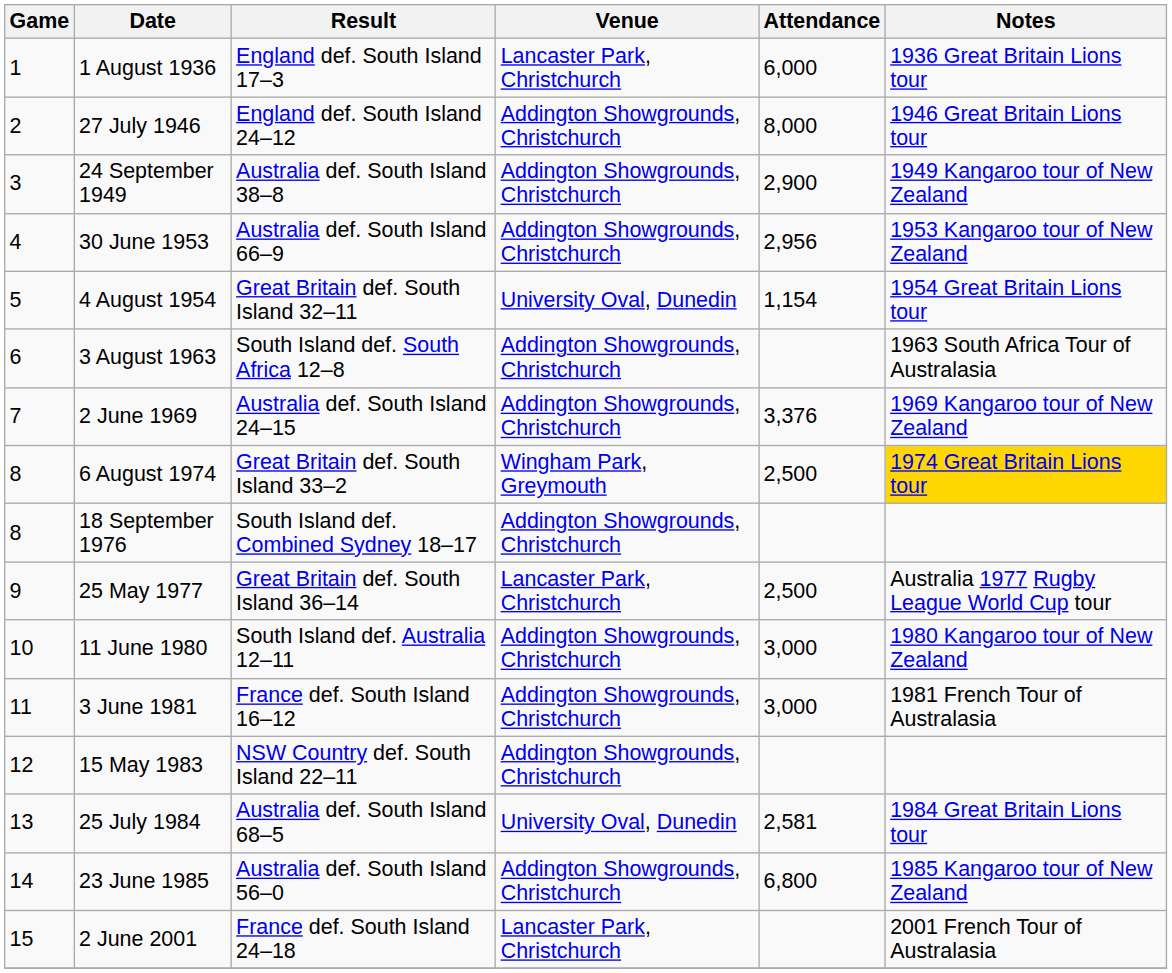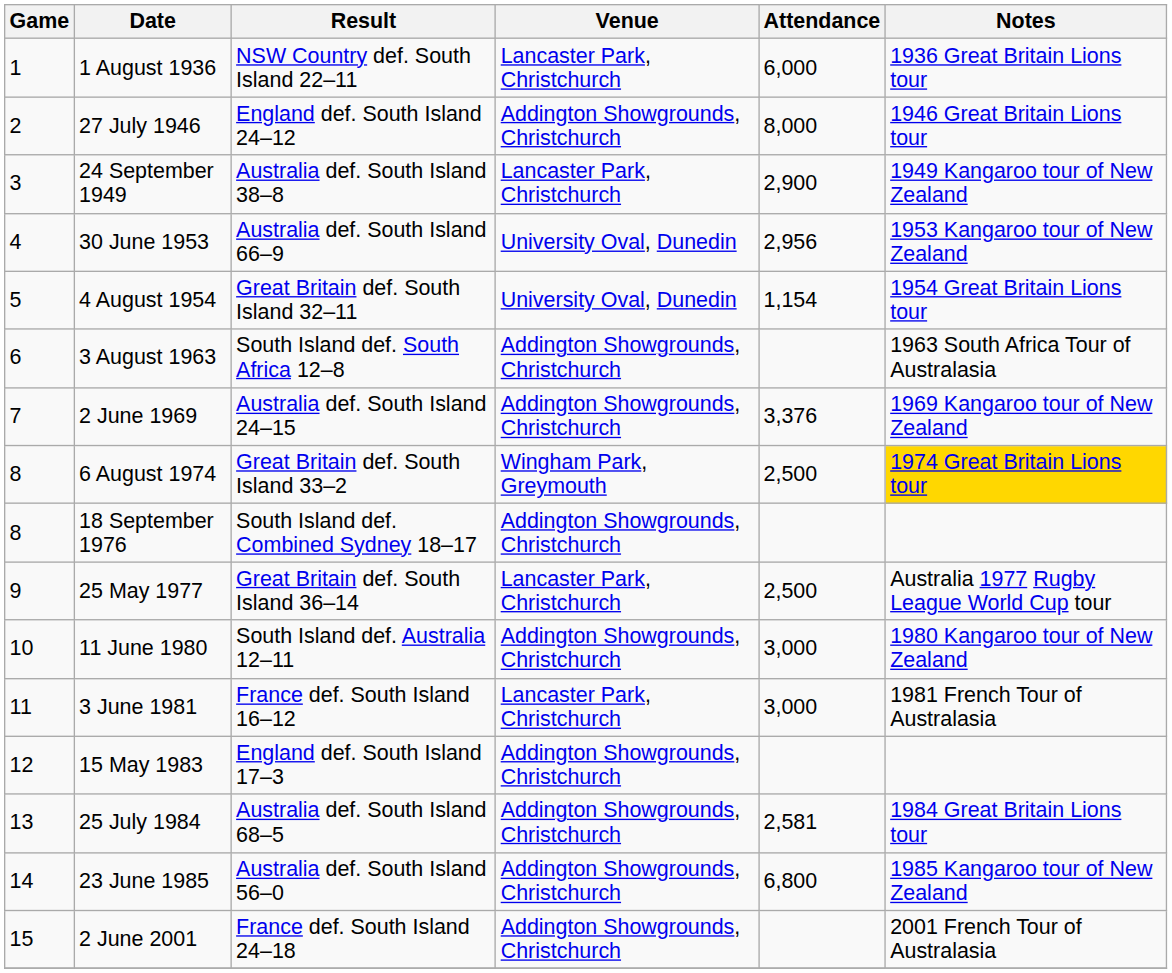(359, 67) England def. South Island 17–3 -> (353, 67) NSW Country def. South Island 22–11
(621, 183) Addington Showgrounds, Christchurch -> (576, 183) Lancaster Park, Christchurch
(621, 241) Addington Showgrounds, Christchurch -> (619, 241) University Oval, Dunedin
(621, 706) Addington Showgrounds, Christchurch -> (576, 706) Lancaster Park, Christchurch
(353, 765) NSW Country def. South Island 22–11 -> (359, 765) England def. South Island 17–3
(619, 823) University Oval, Dunedin -> (621, 823) Addington Showgrounds, Christchurch
(576, 939) Lancaster Park, Christchurch -> (621, 939) Addington Showgrounds, Christchurch
